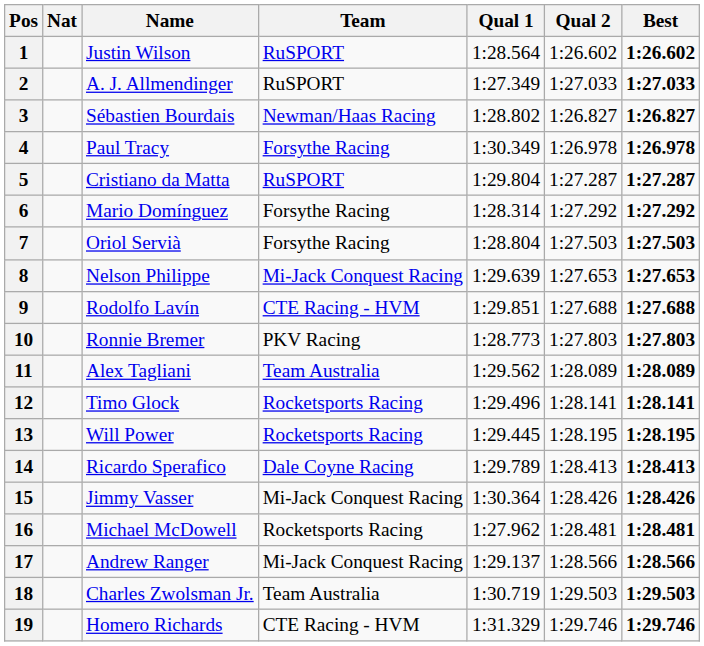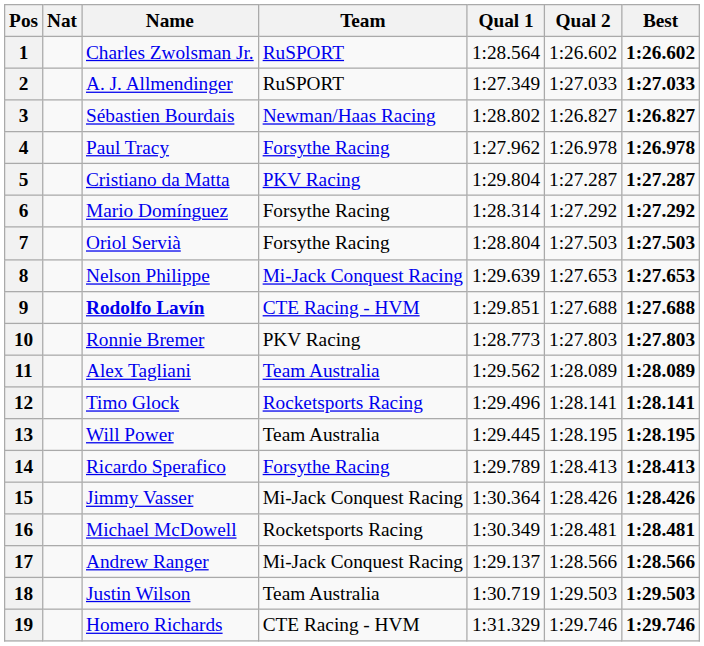(138, 52) Justin Wilson -> (170, 52) Charles Zwolsman Jr.
(506, 147) 1:30.349 -> (506, 147) 1:27.962
(303, 179) RuSPORT -> (311, 179) PKV Racing
(143, 307) normal -> (145, 307) bold
(343, 434) Rocketsports Racing -> (321, 434) Team Australia
(338, 466) Dale Coyne Racing -> (326, 466) Forsythe Racing
(506, 529) 1:27.962 -> (506, 529) 1:30.349
(170, 593) Charles Zwolsman Jr. -> (138, 593) Justin Wilson
